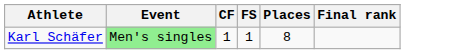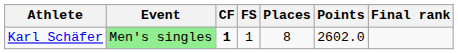+ column: (341, 15)
(227, 38) normal -> (227, 38) bold
